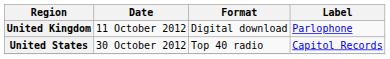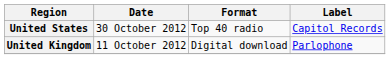rows swapped: (49, 29) <-> (49, 45)
